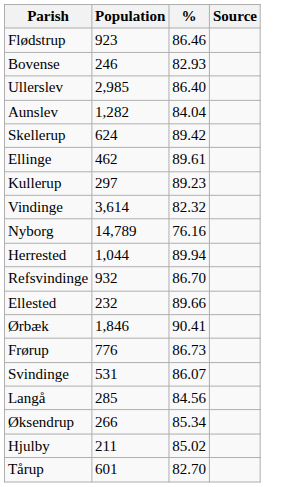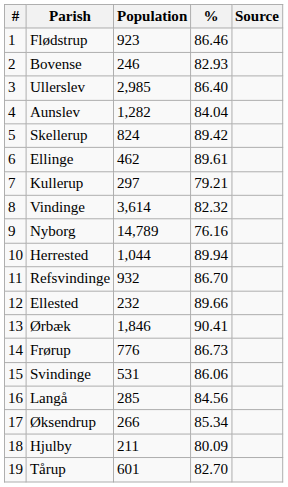+ column: (15, 16)
(106, 135) 624 -> (128, 135) 824
(189, 183) 89.23 -> (211, 183) 79.21
(189, 374) 86.07 -> (211, 374) 86.06
(189, 445) 85.02 -> (211, 445) 80.09
